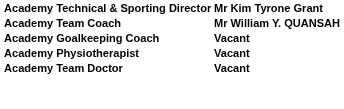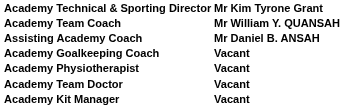+ row: (73, 38)
+ row: (62, 99)
